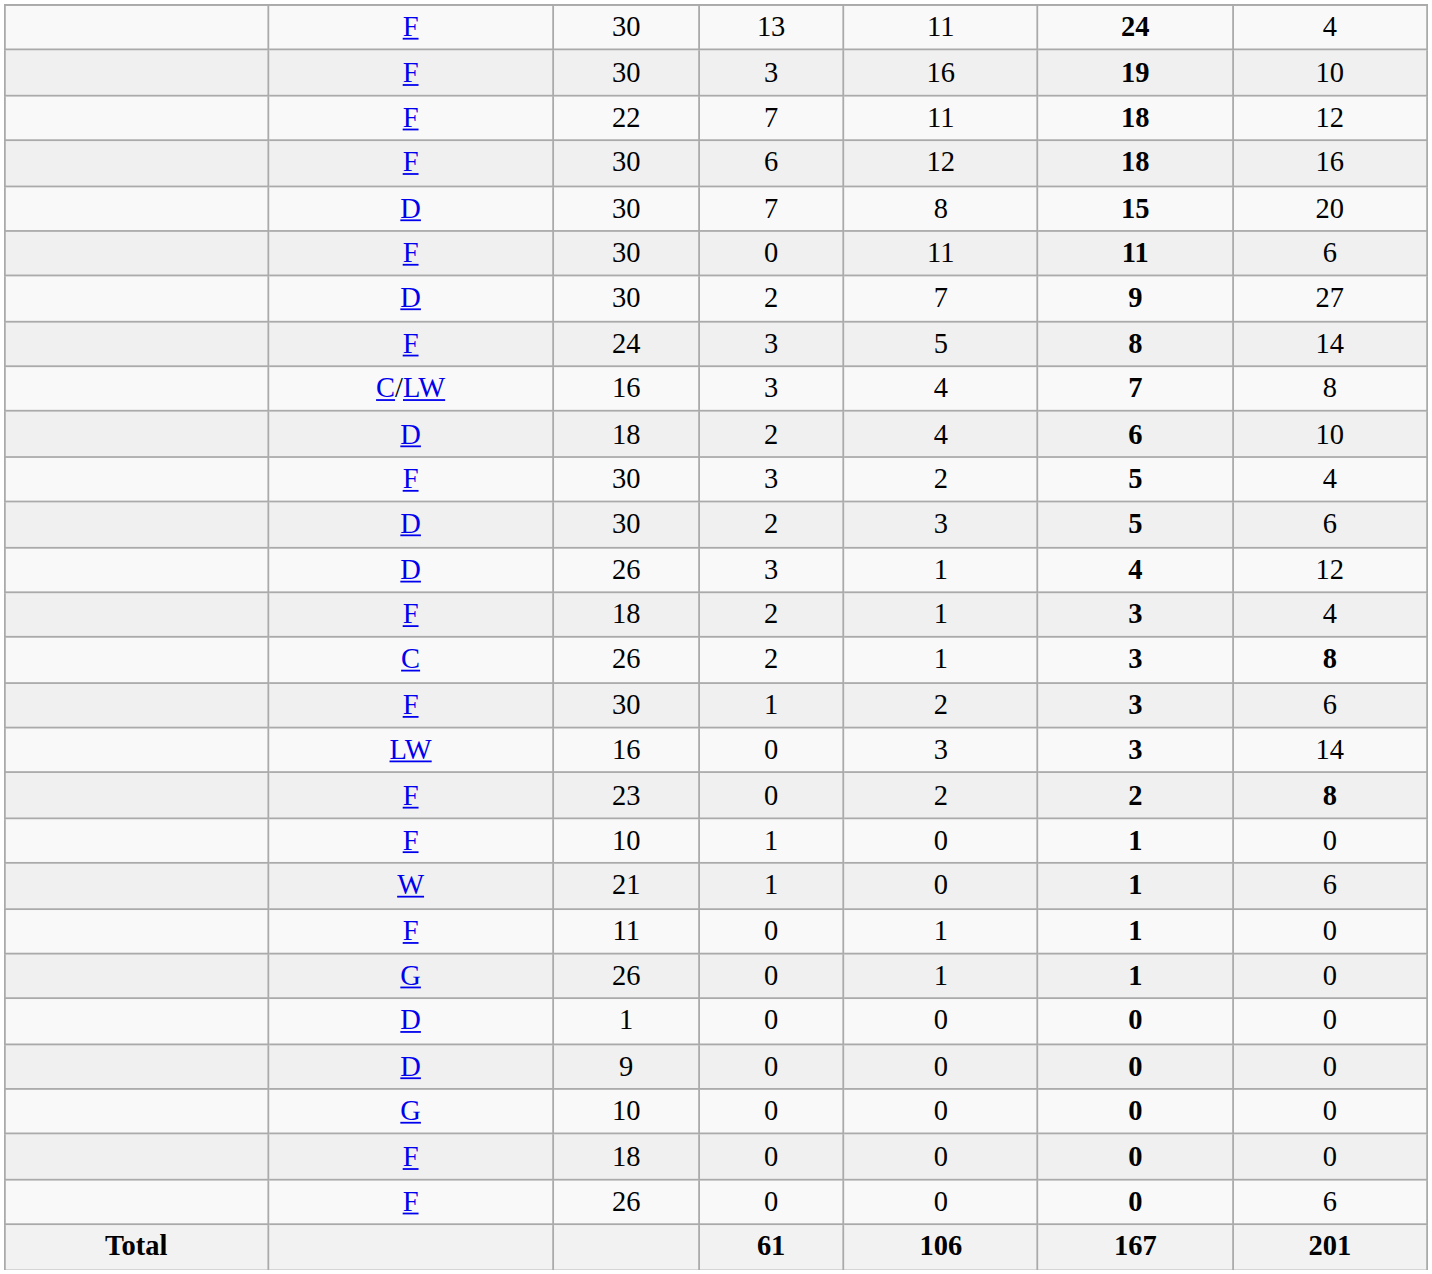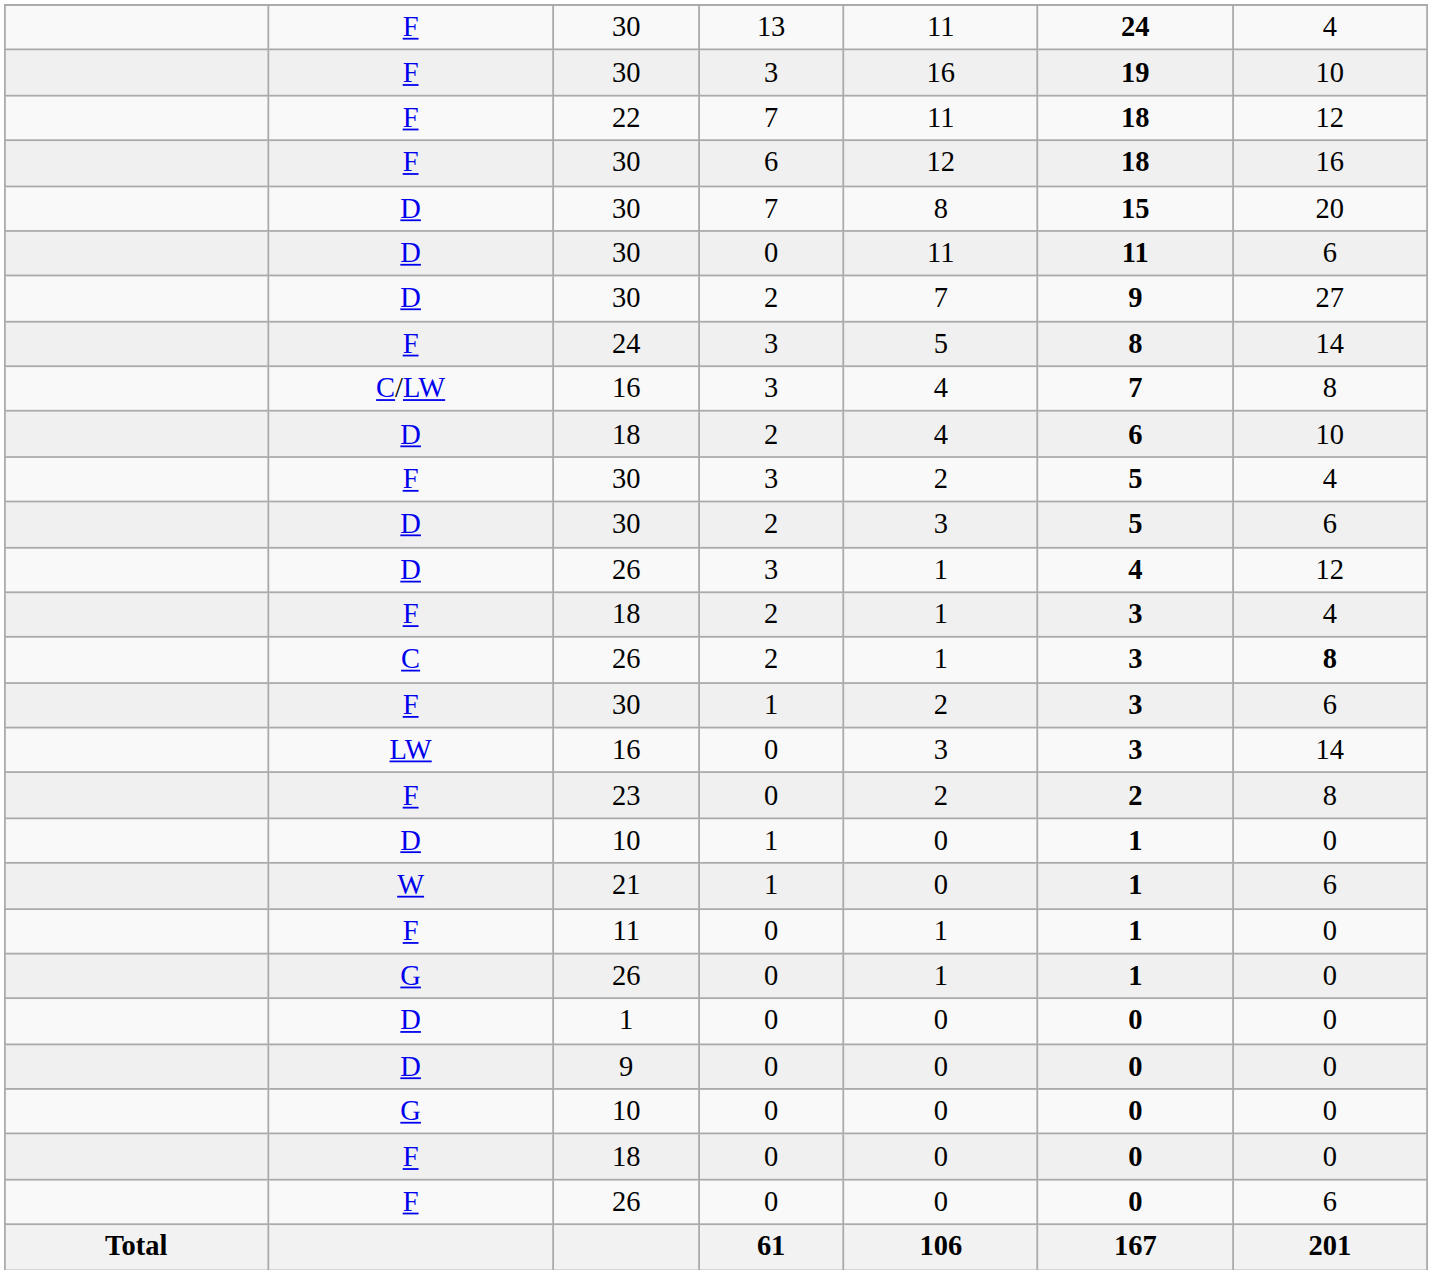(411, 252) F -> (411, 252) D
(1330, 794) bold -> (1330, 794) normal
(411, 840) F -> (411, 840) D
